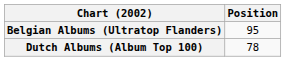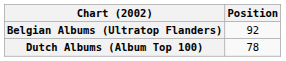(253, 30) 95 -> (253, 30) 92
